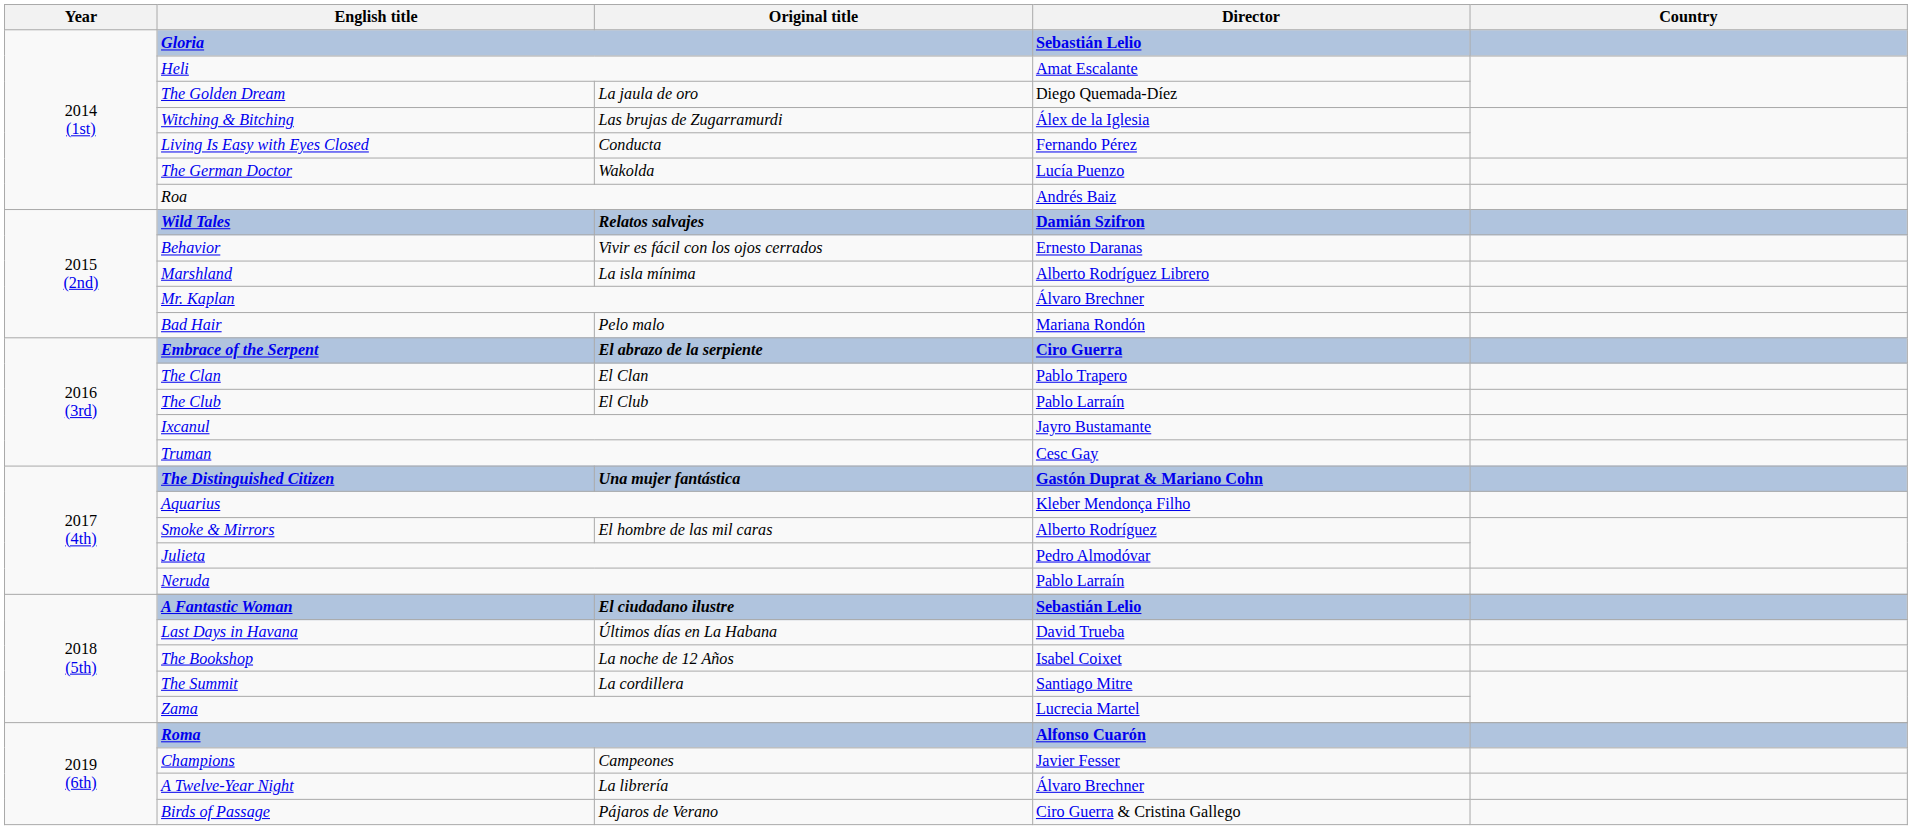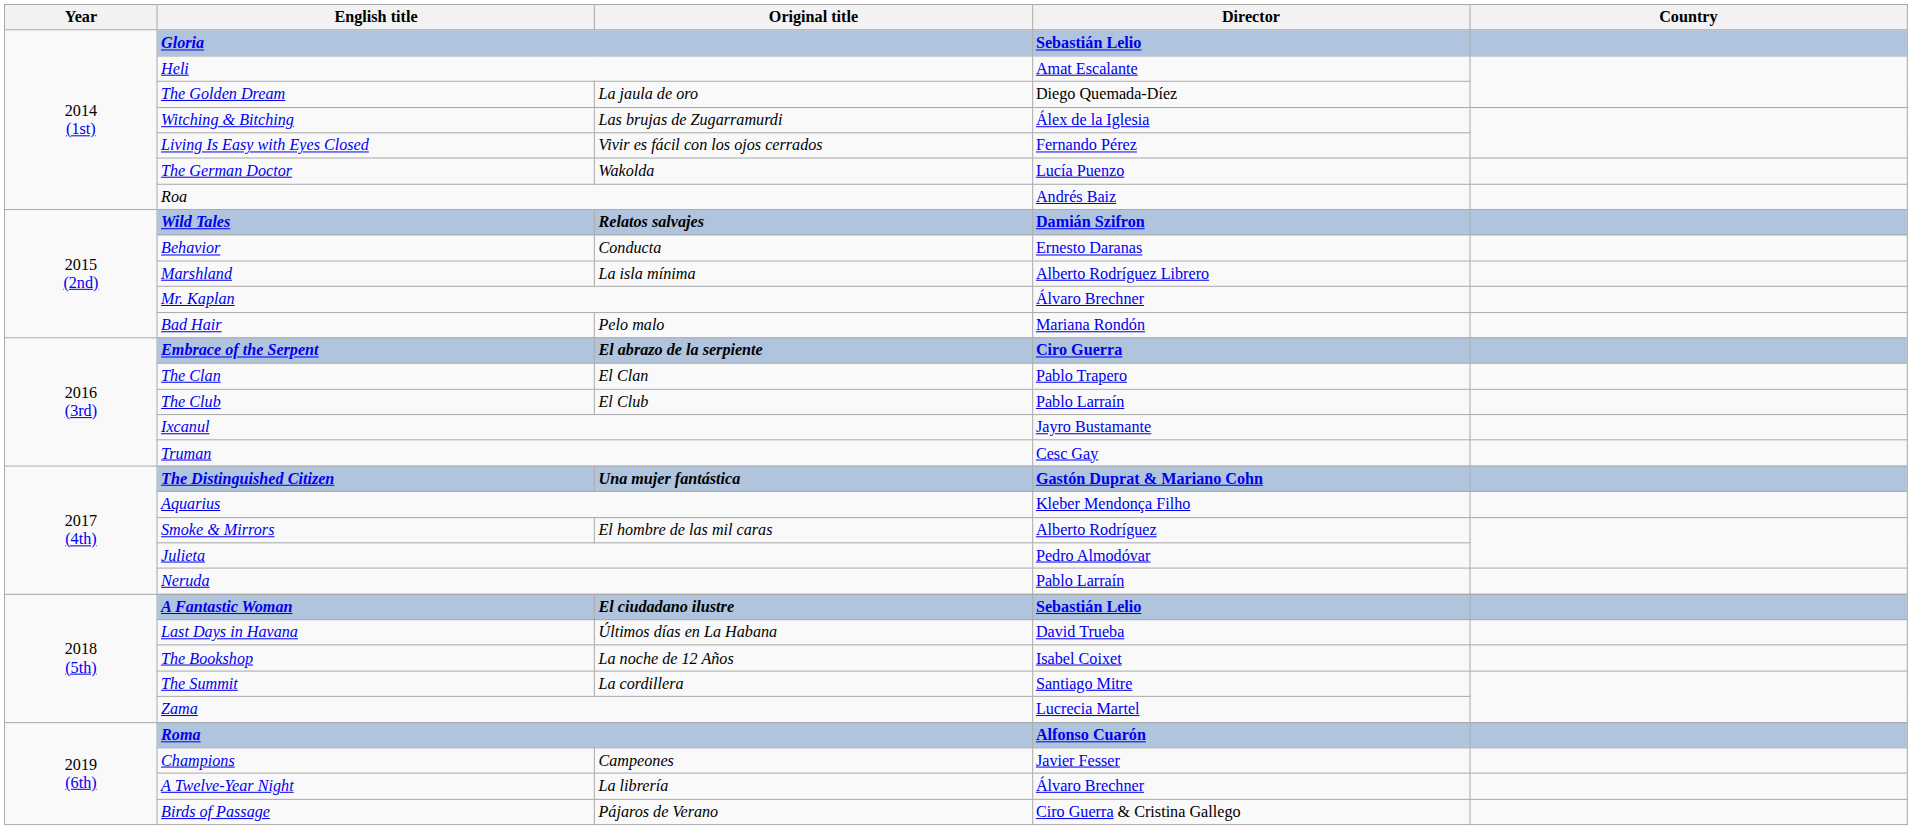(630, 145) Conducta -> (711, 145) Vivir es fácil con los ojos cerrados
(711, 247) Vivir es fácil con los ojos cerrados -> (630, 247) Conducta
